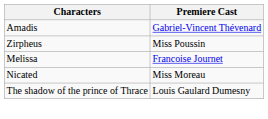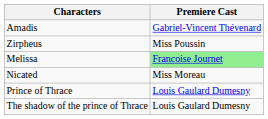(188, 59) no background -> (188, 59) lightgreen background
+ row: (40, 91)
